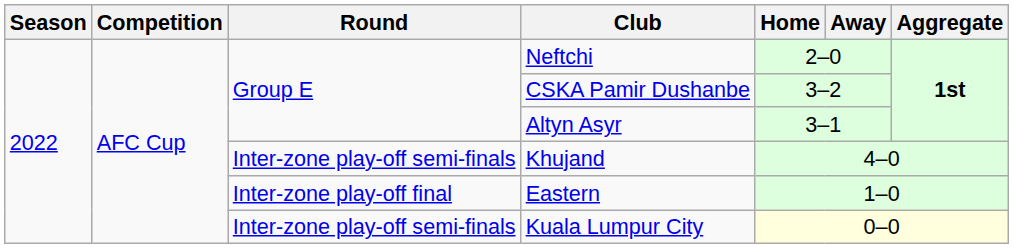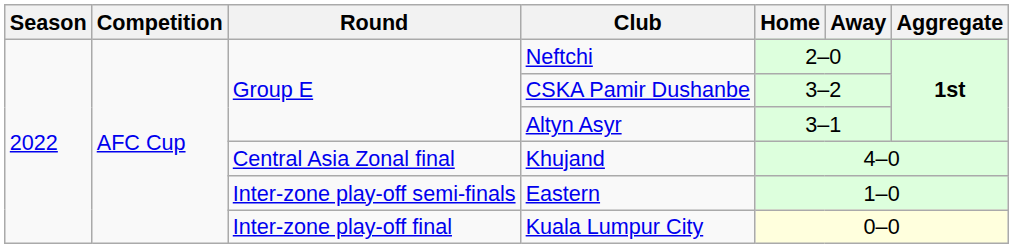(374, 159) Inter-zone play-off semi-finals -> (344, 159) Central Asia Zonal final
(342, 193) Inter-zone play-off final -> (374, 193) Inter-zone play-off semi-finals
(374, 227) Inter-zone play-off semi-finals -> (342, 227) Inter-zone play-off final
